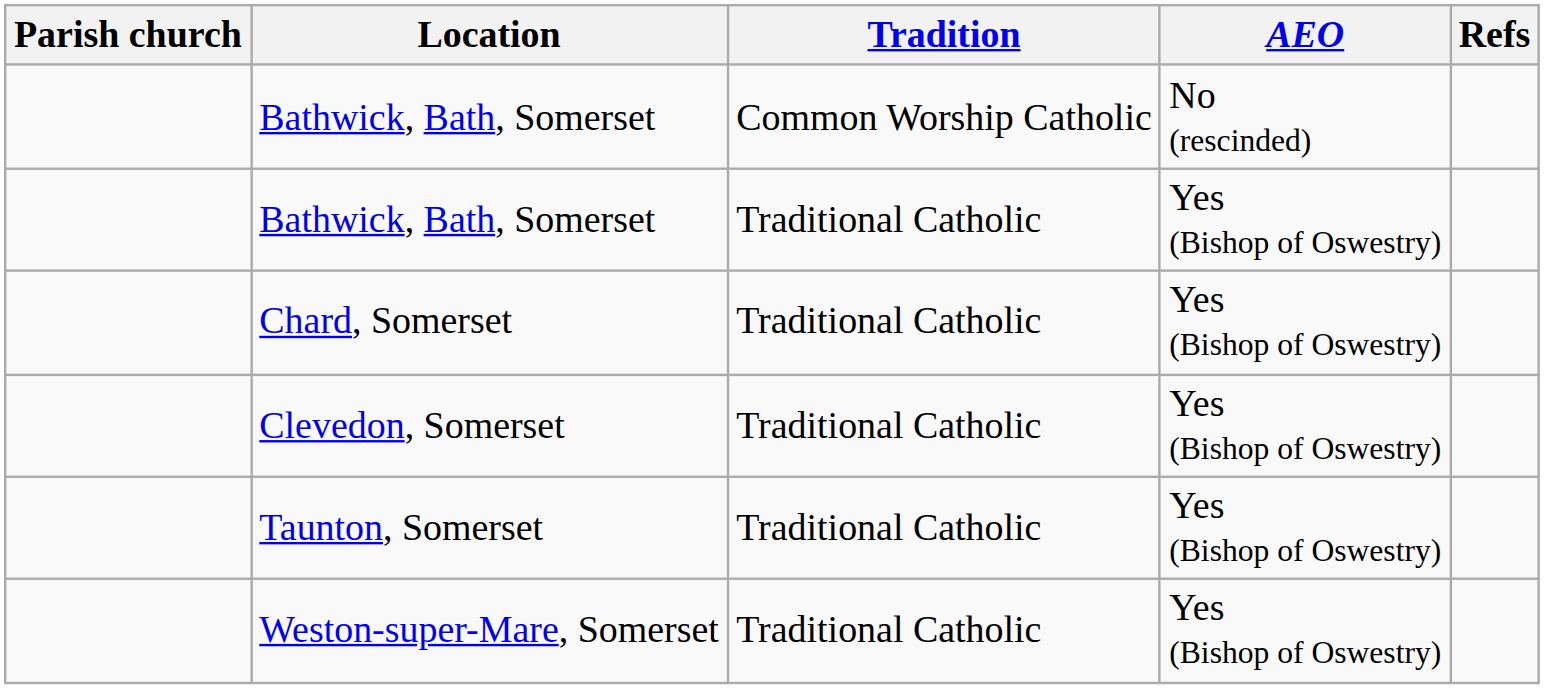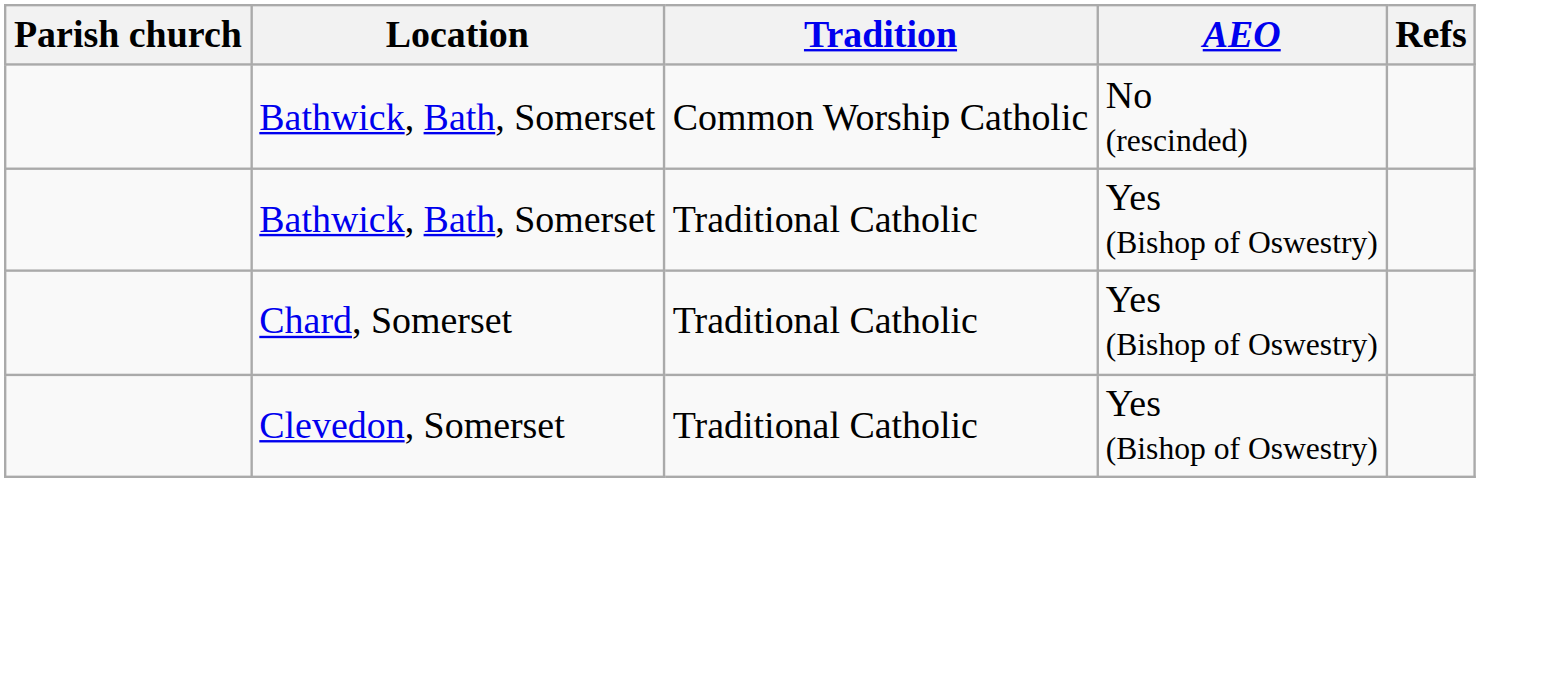- row: (401, 527)
- row: (489, 630)
